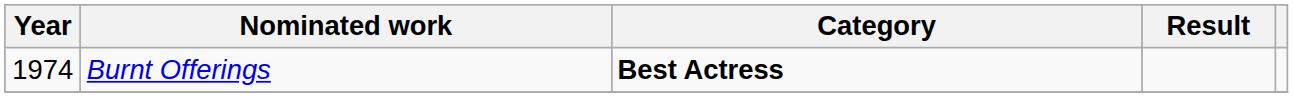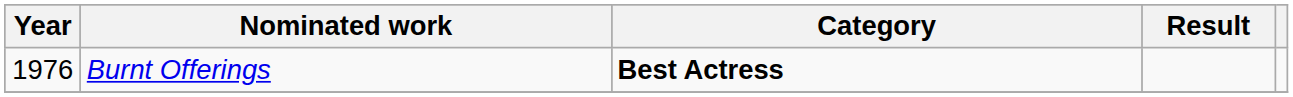(43, 69) 1974 -> (43, 69) 1976
